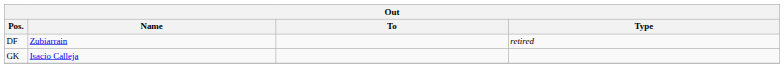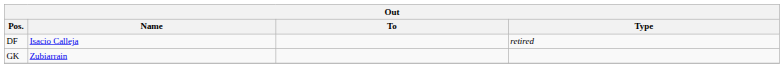(48, 41) Zubiarrain -> (54, 41) Isacio Calleja
(54, 56) Isacio Calleja -> (48, 56) Zubiarrain
